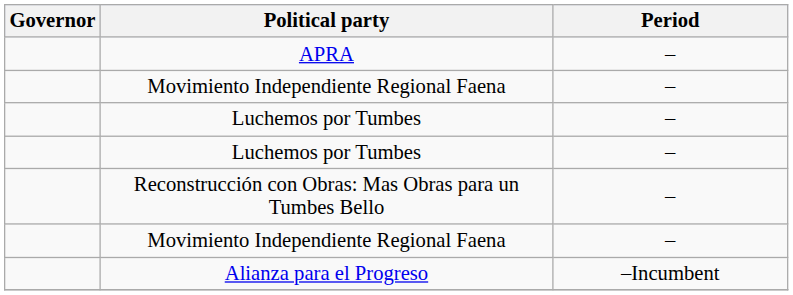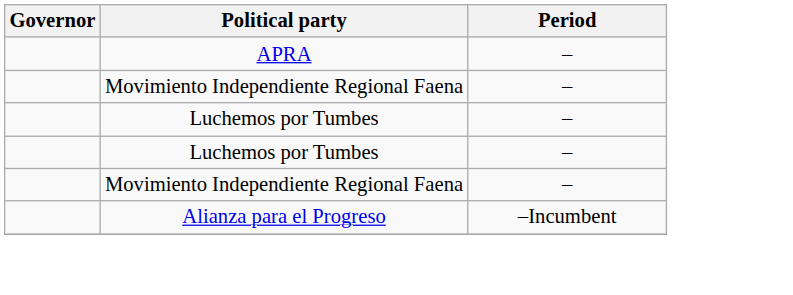- row: (326, 196)
